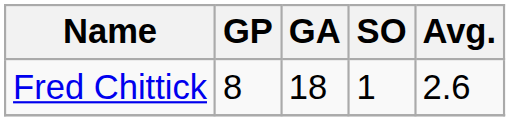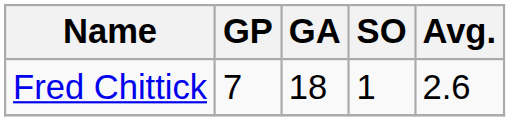(233, 86) 8 -> (233, 86) 7
